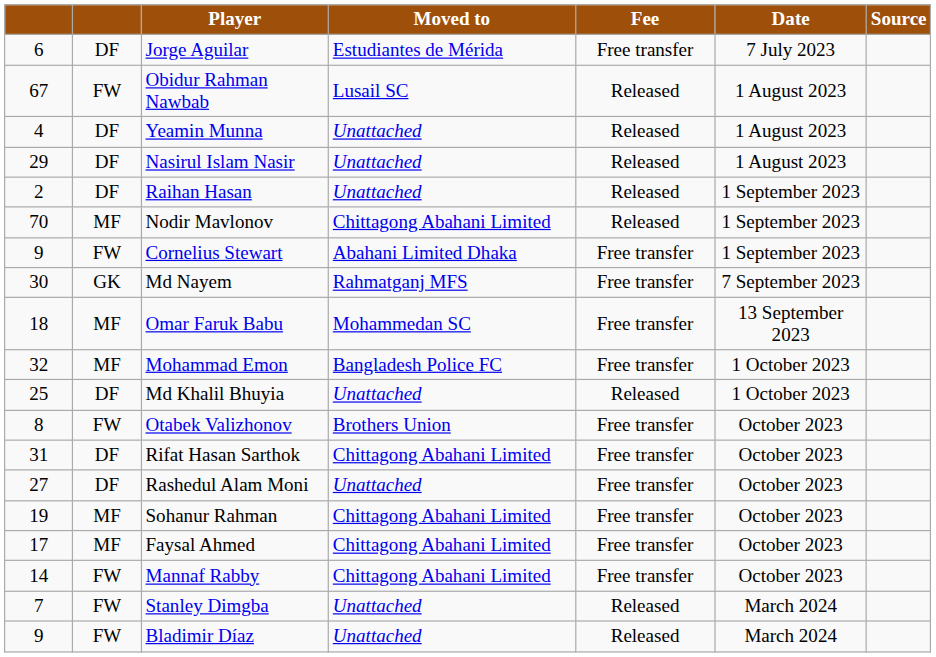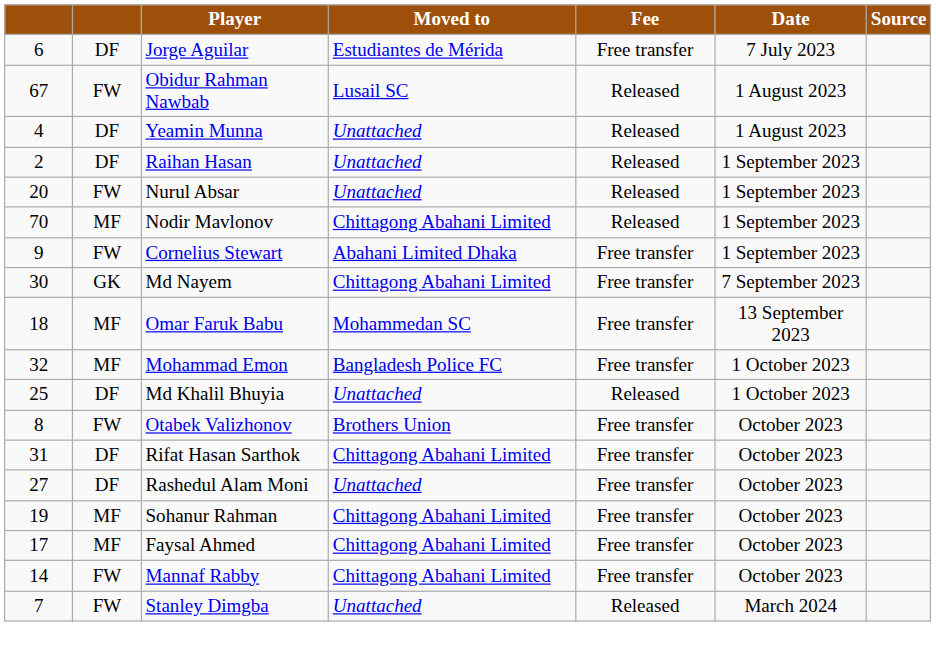- row: (220, 161)
+ row: (192, 191)
(400, 282) Rahmatganj MFS -> (442, 282) Chittagong Abahani Limited
- row: (200, 636)
